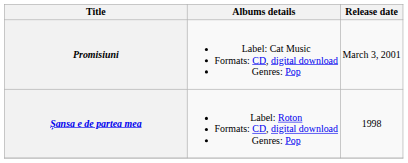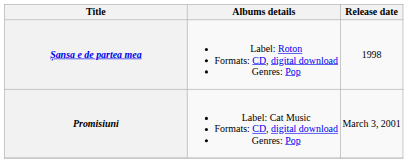rows swapped: (96, 123) <-> (96, 54)
